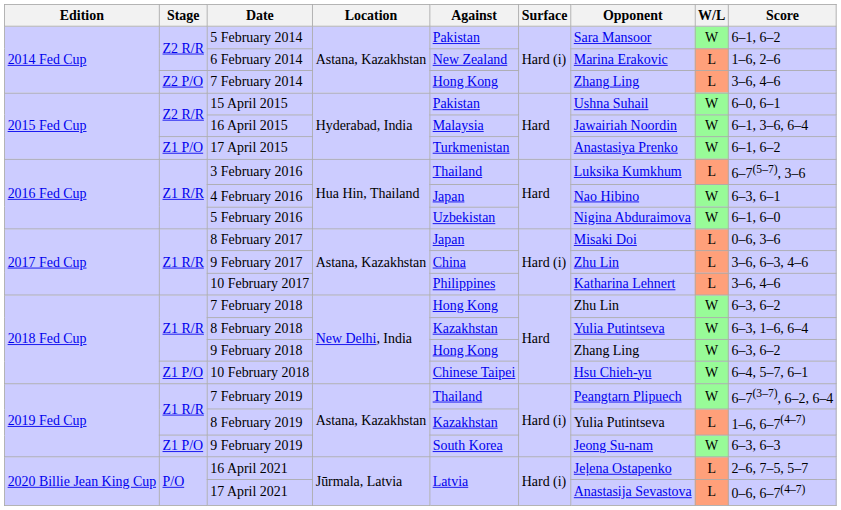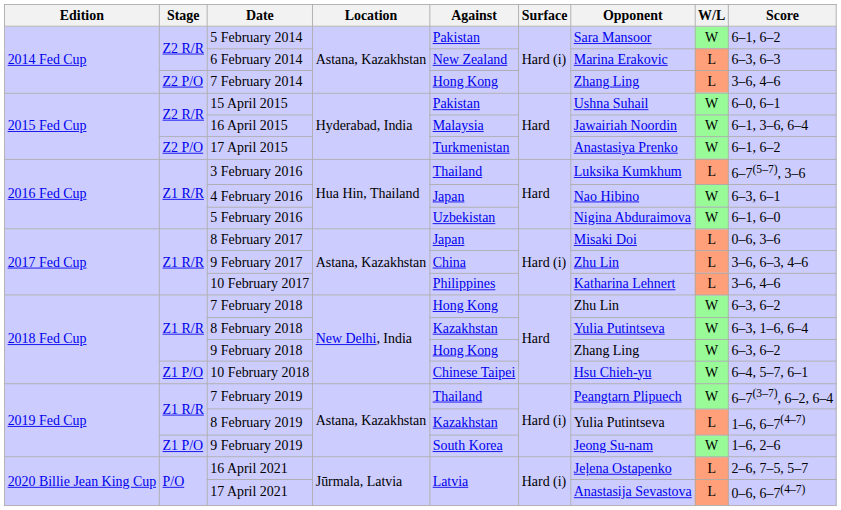(756, 59) 1–6, 2–6 -> (756, 59) 6–3, 6–3
(183, 147) Z1 P/O -> (183, 147) Z2 P/O
(756, 446) 6–3, 6–3 -> (756, 446) 1–6, 2–6
